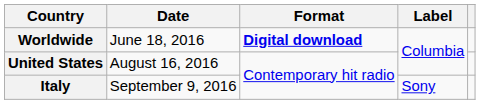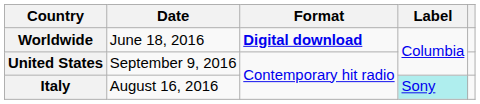(164, 63) August 16, 2016 -> (173, 63) September 9, 2016
(173, 87) September 9, 2016 -> (164, 87) August 16, 2016
(418, 87) no background -> (418, 87) paleturquoise background
